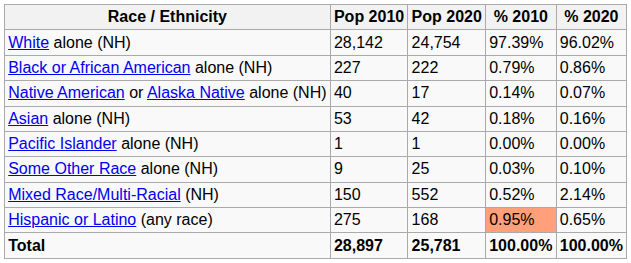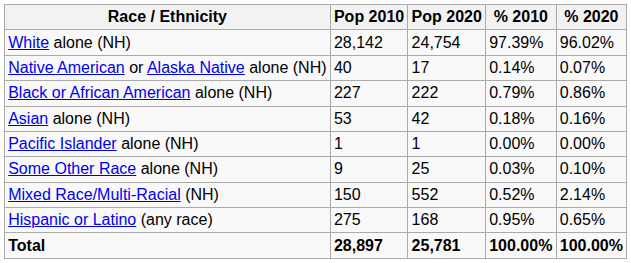rows swapped: (140, 67) <-> (167, 93)
(512, 220) lightsalmon background -> (512, 220) no background
